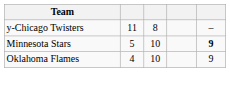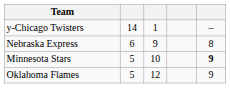(132, 28) 11 -> (132, 28) 14
(155, 28) 8 -> (155, 28) 1
+ row: (42, 43)
(132, 59) 4 -> (132, 75) 5
(155, 59) 10 -> (155, 75) 12
